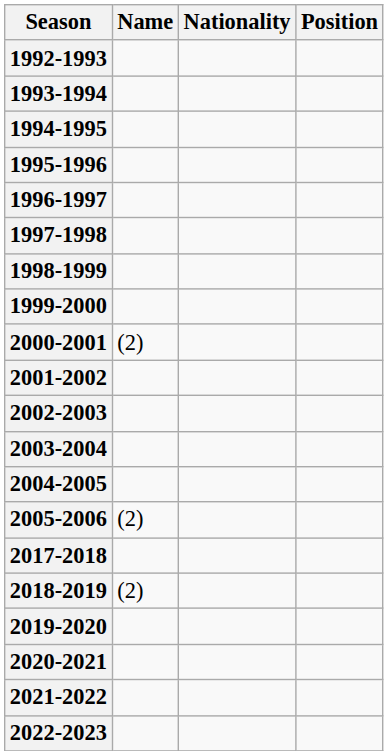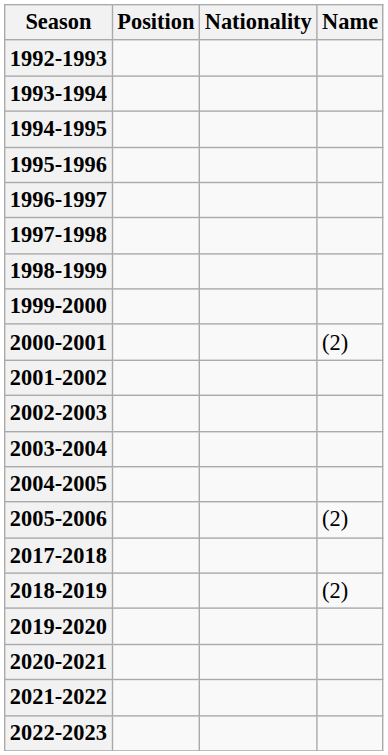columns swapped: (145, 22) <-> (339, 22)
